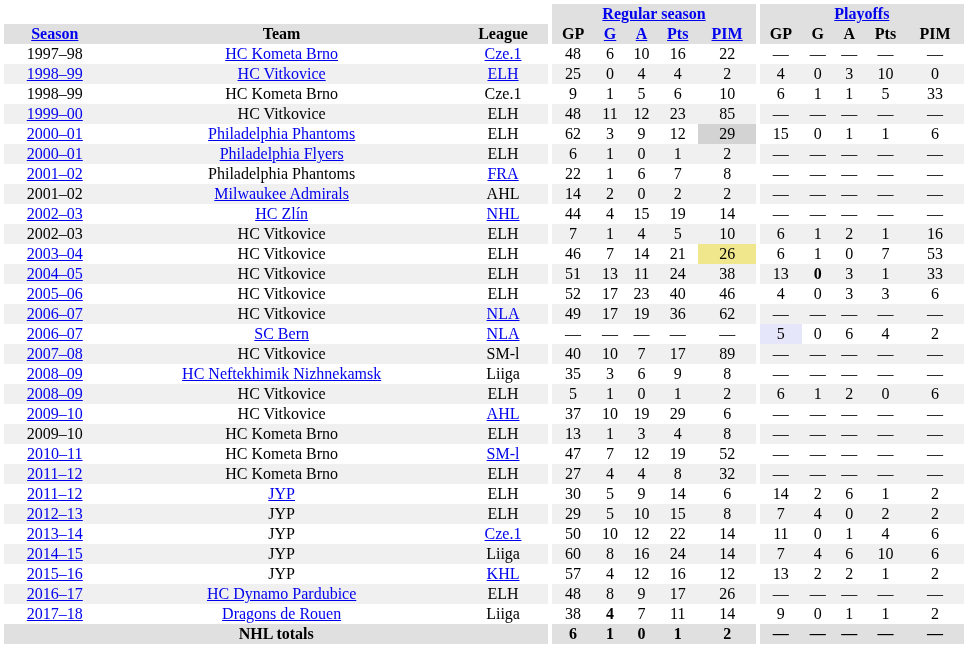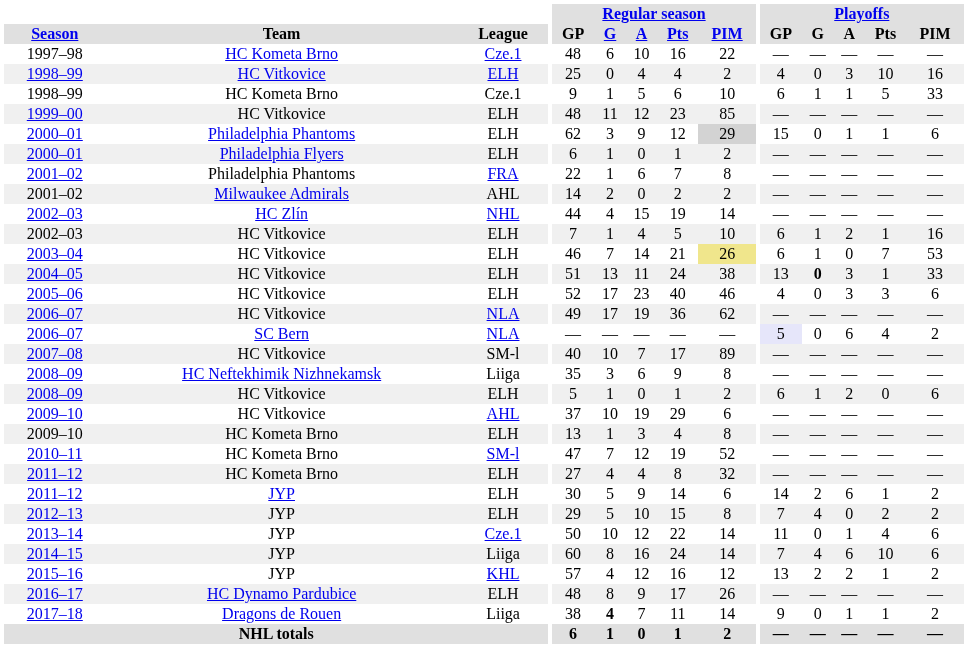(935, 74) 0 -> (935, 74) 16
